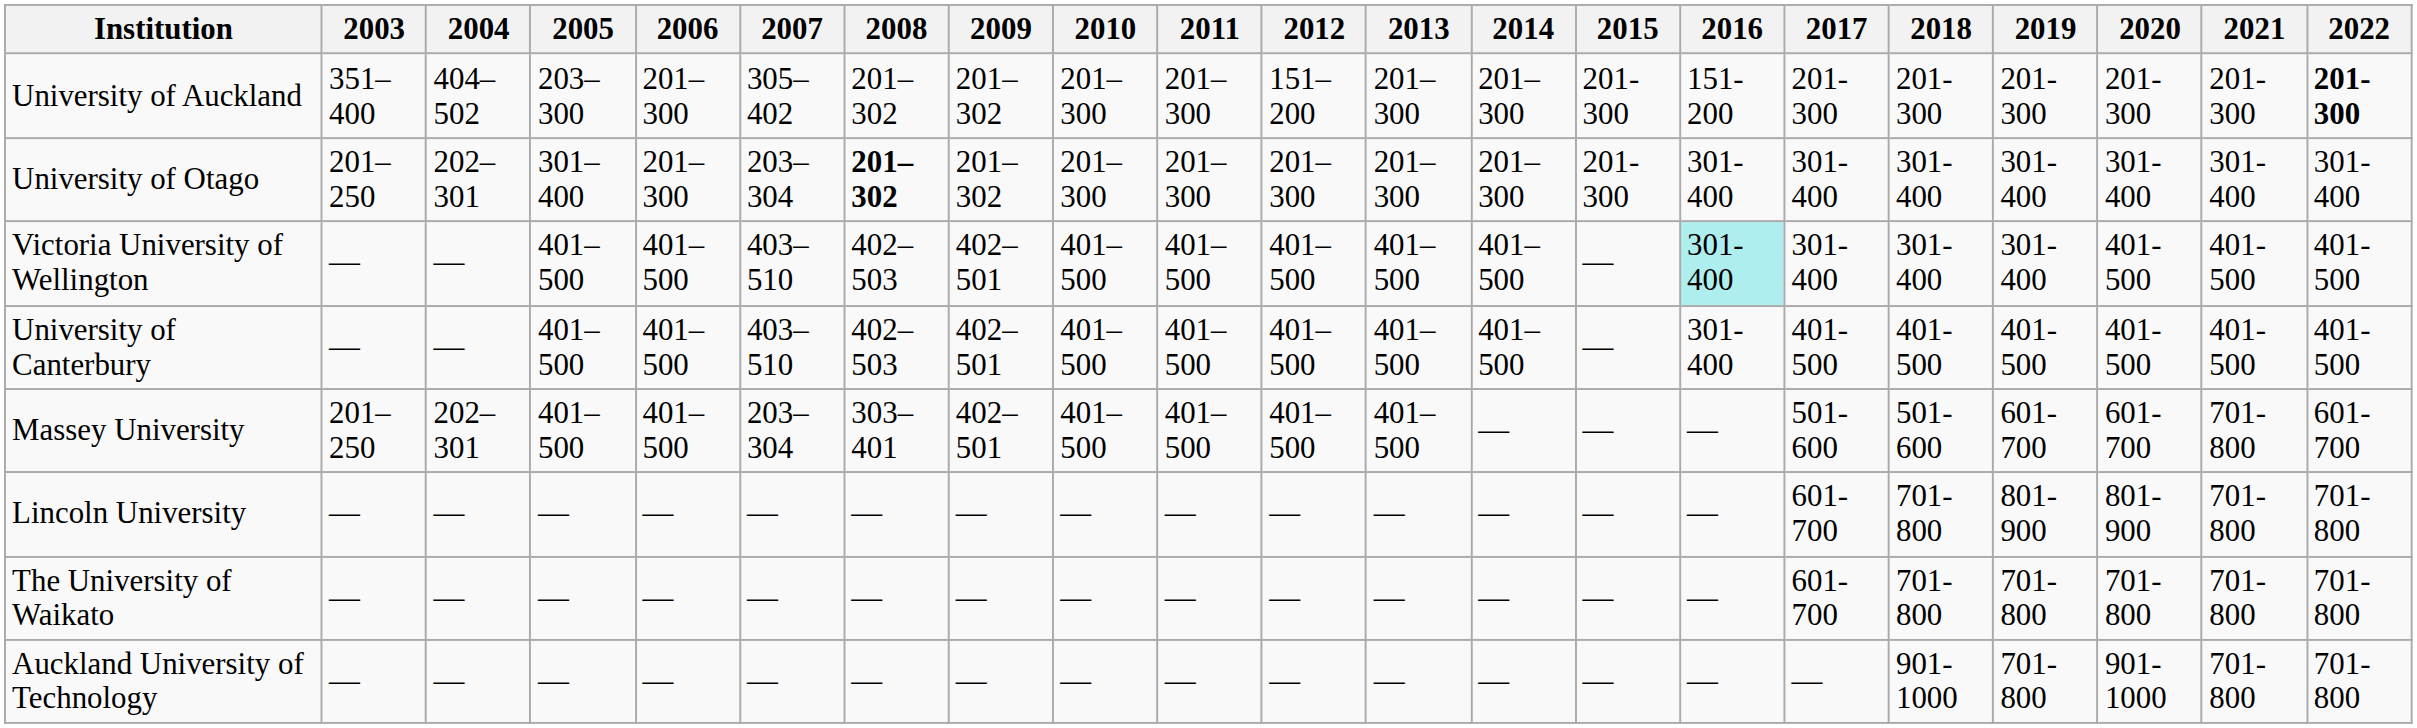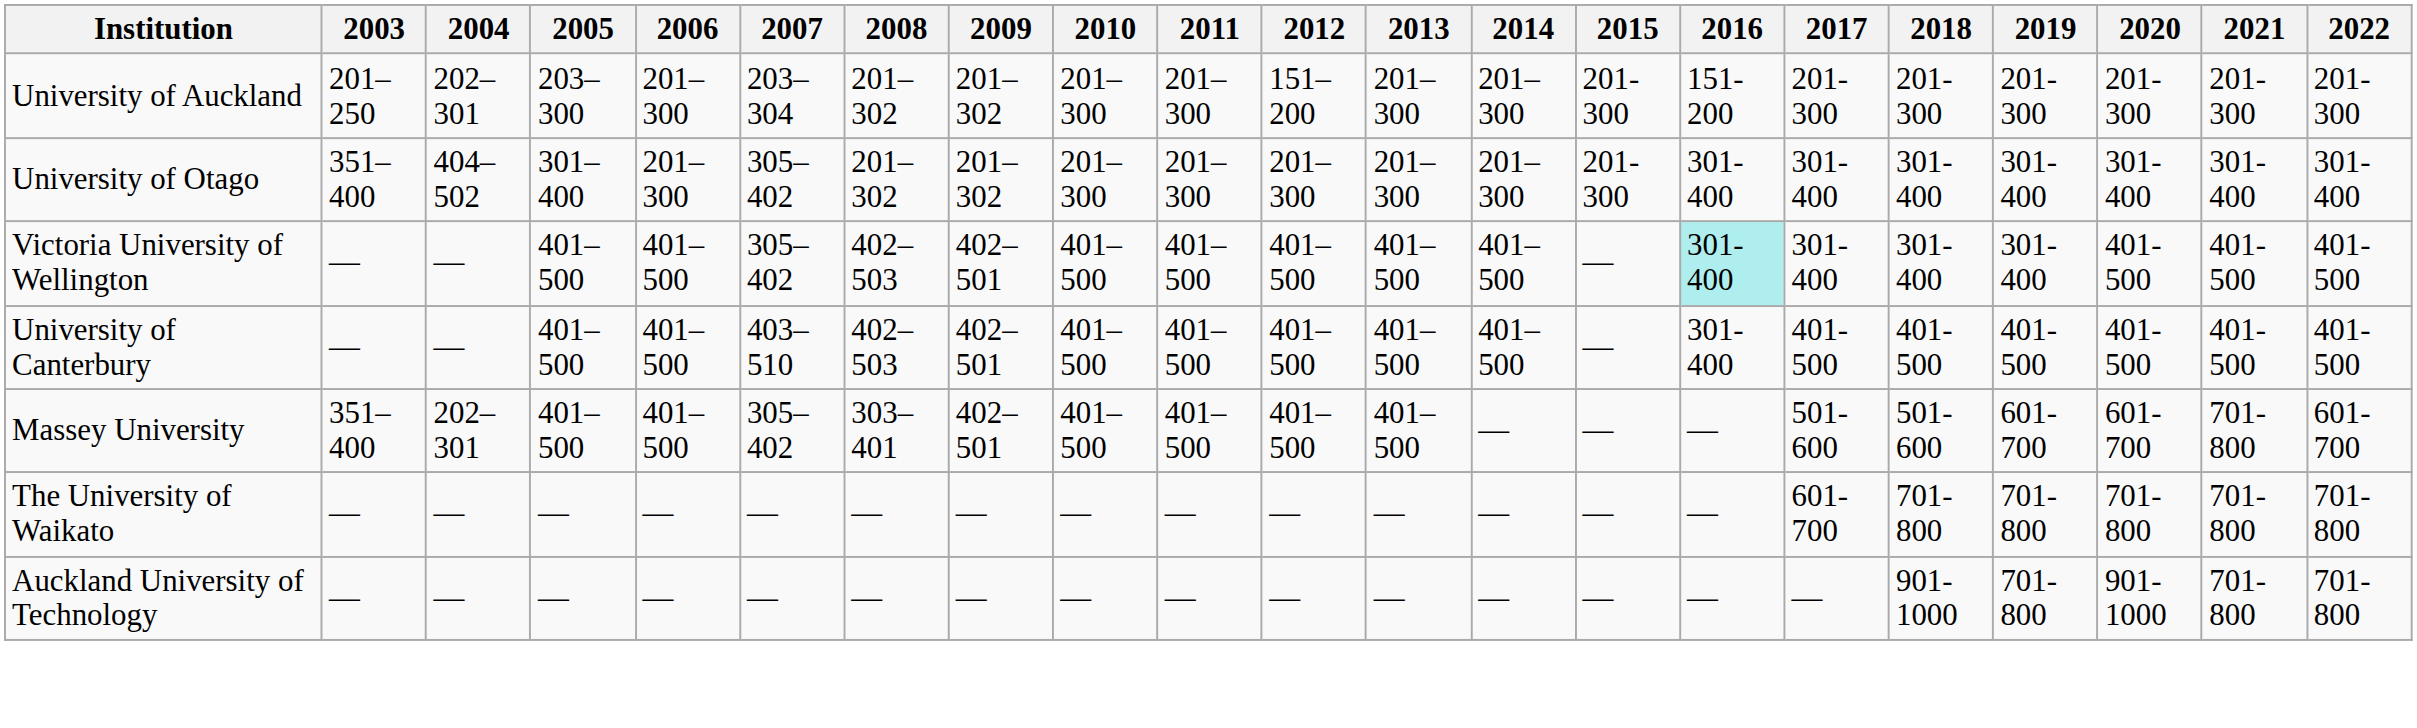(360, 95) 351–400 -> (360, 95) 201–250
(464, 95) 404–502 -> (464, 95) 202–301
(778, 95) 305–402 -> (778, 95) 203–304
(2342, 95) bold -> (2342, 95) normal
(360, 179) 201–250 -> (360, 179) 351–400
(464, 179) 202–301 -> (464, 179) 404–502
(778, 179) 203–304 -> (778, 179) 305–402
(882, 179) bold -> (882, 179) normal
(778, 262) 403–510 -> (778, 262) 305–402
(360, 430) 201–250 -> (360, 430) 351–400
(778, 430) 203–304 -> (778, 430) 305–402
- row: (129, 513)
